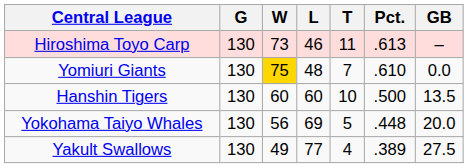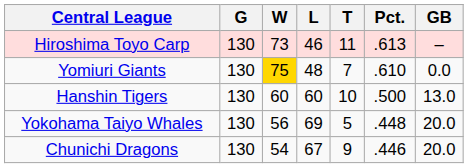(439, 96) 13.5 -> (439, 96) 13.0
+ row: (112, 149)
- row: (112, 149)
